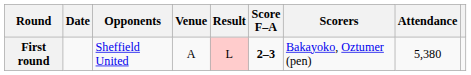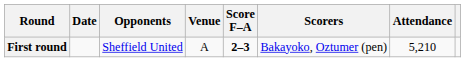- column: (229, 20)
(428, 53) 5,380 -> (422, 47) 5,210
